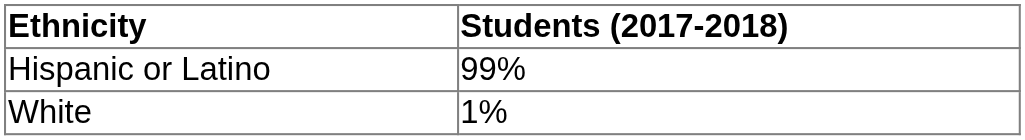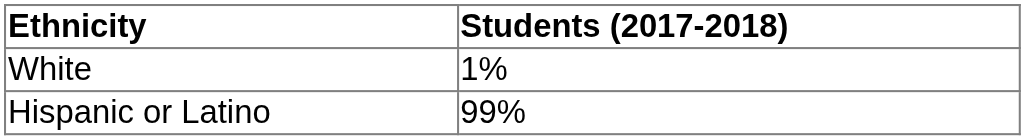rows swapped: (139, 69) <-> (50, 112)
